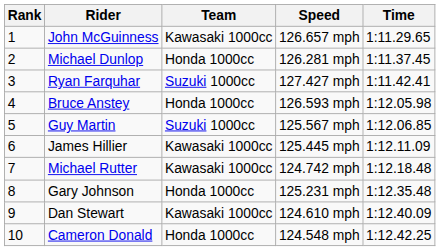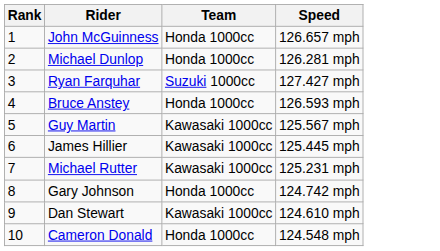- column: (399, 16)
(219, 37) Kawasaki 1000cc -> (210, 37) Honda 1000cc
(210, 125) Suzuki 1000cc -> (219, 125) Kawasaki 1000cc
(319, 169) 124.742 mph -> (319, 169) 125.231 mph
(319, 191) 125.231 mph -> (319, 191) 124.742 mph
